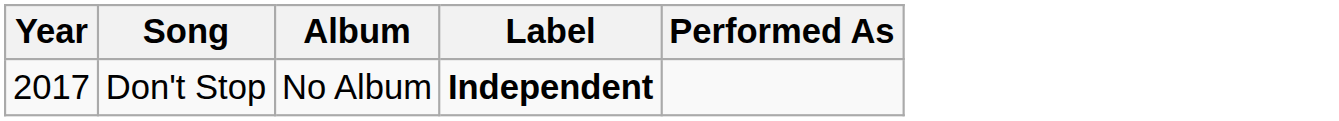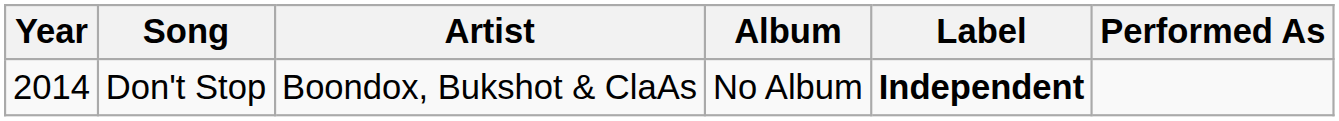+ column: (490, 31)
(51, 86) 2017 -> (51, 86) 2014
